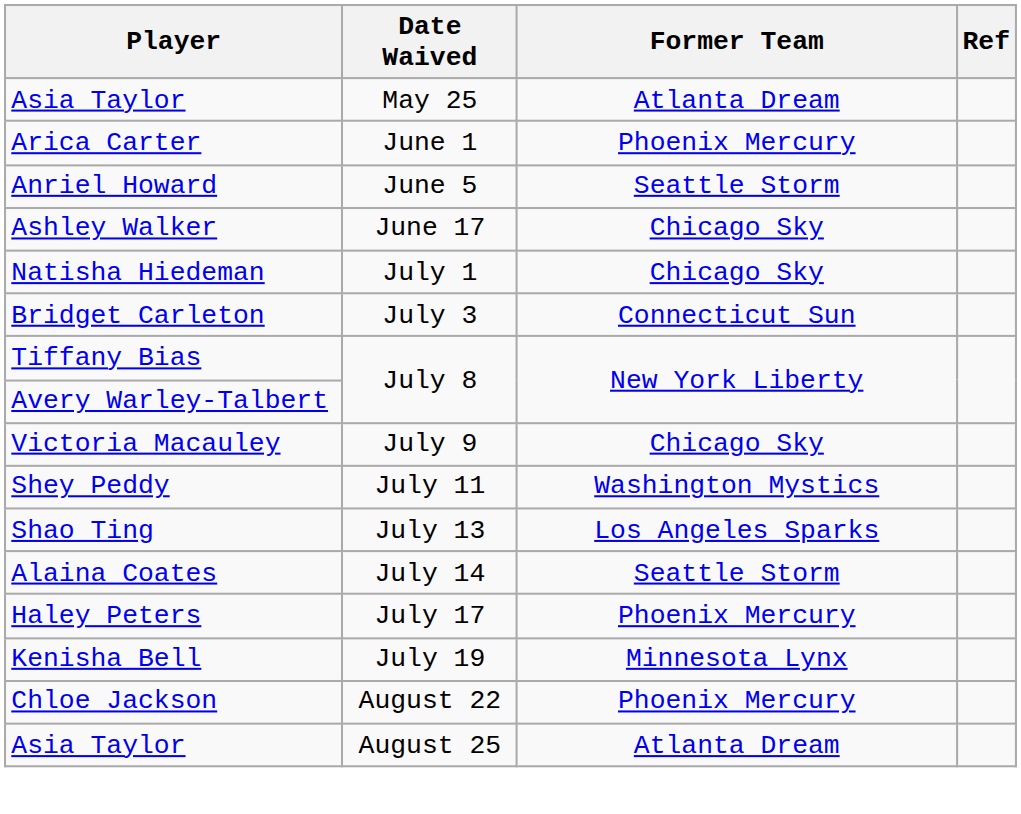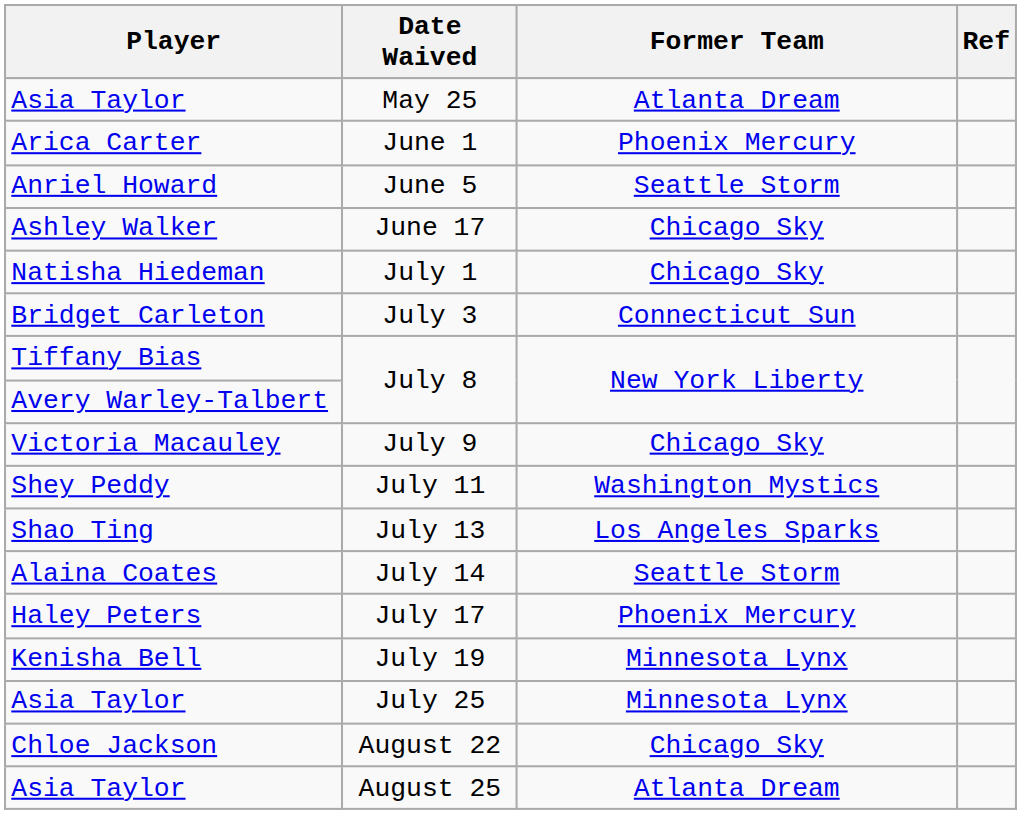+ row: (98, 702)
(737, 702) Phoenix Mercury -> (737, 745) Chicago Sky
